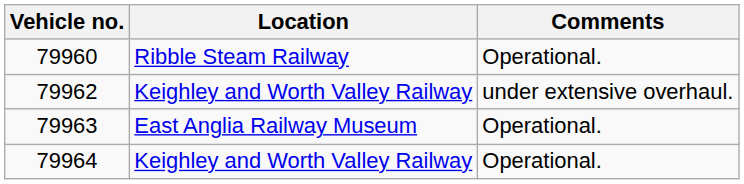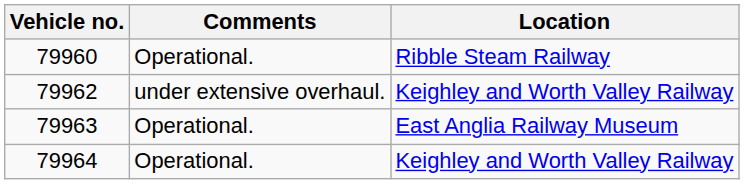columns swapped: (303, 21) <-> (608, 21)
